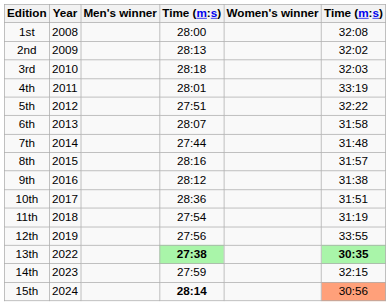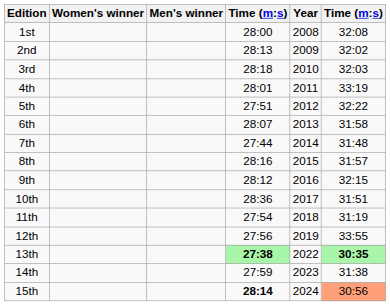columns swapped: (65, 13) <-> (273, 13)
(353, 180) 31:38 -> (353, 180) 32:15
(353, 273) 32:15 -> (353, 273) 31:38
